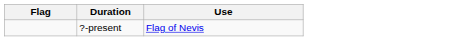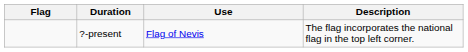+ column: (383, 12)
